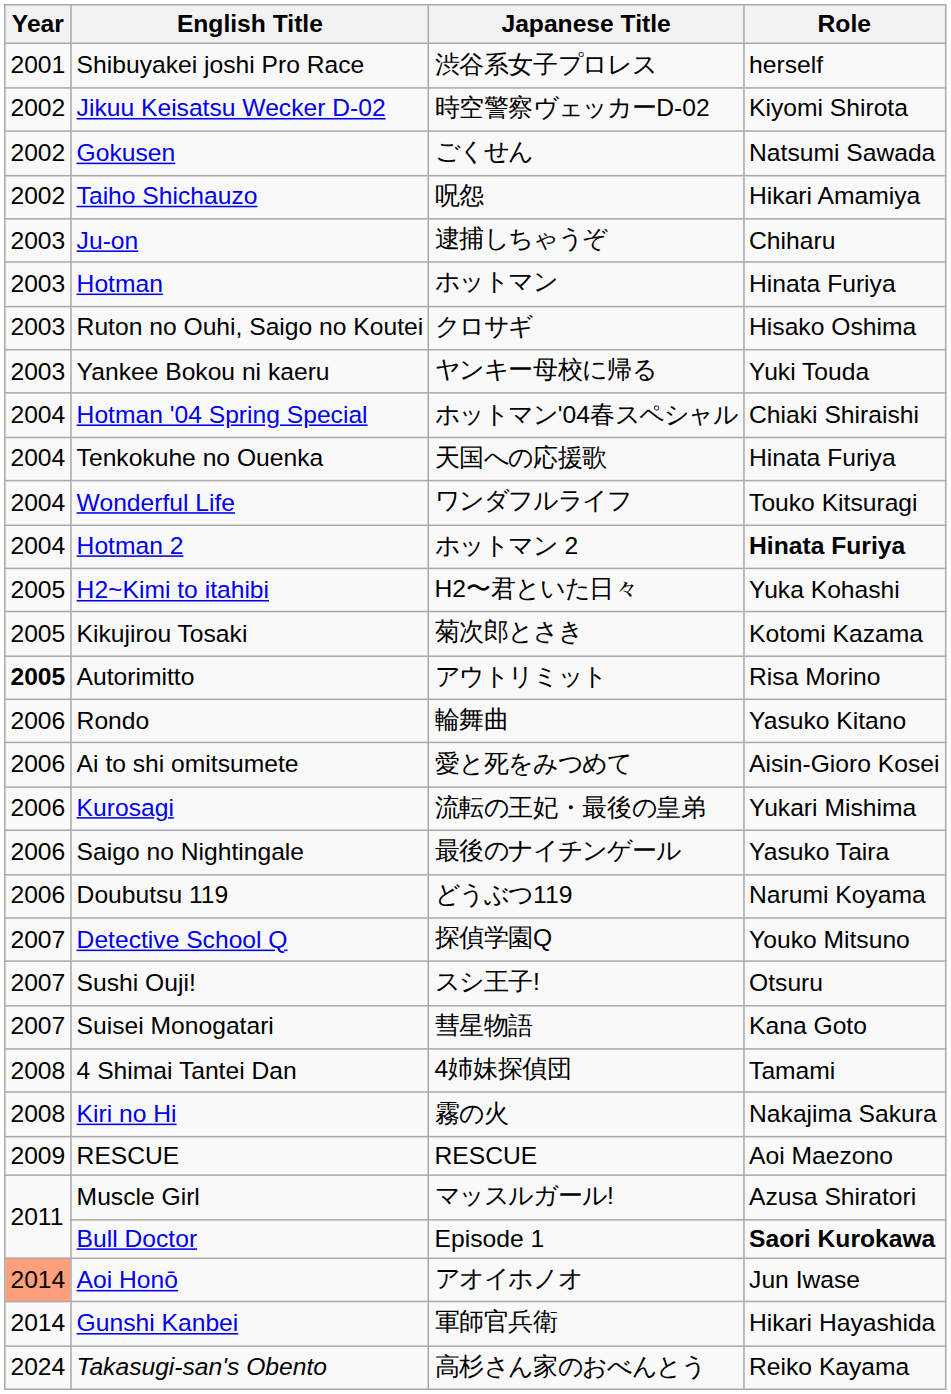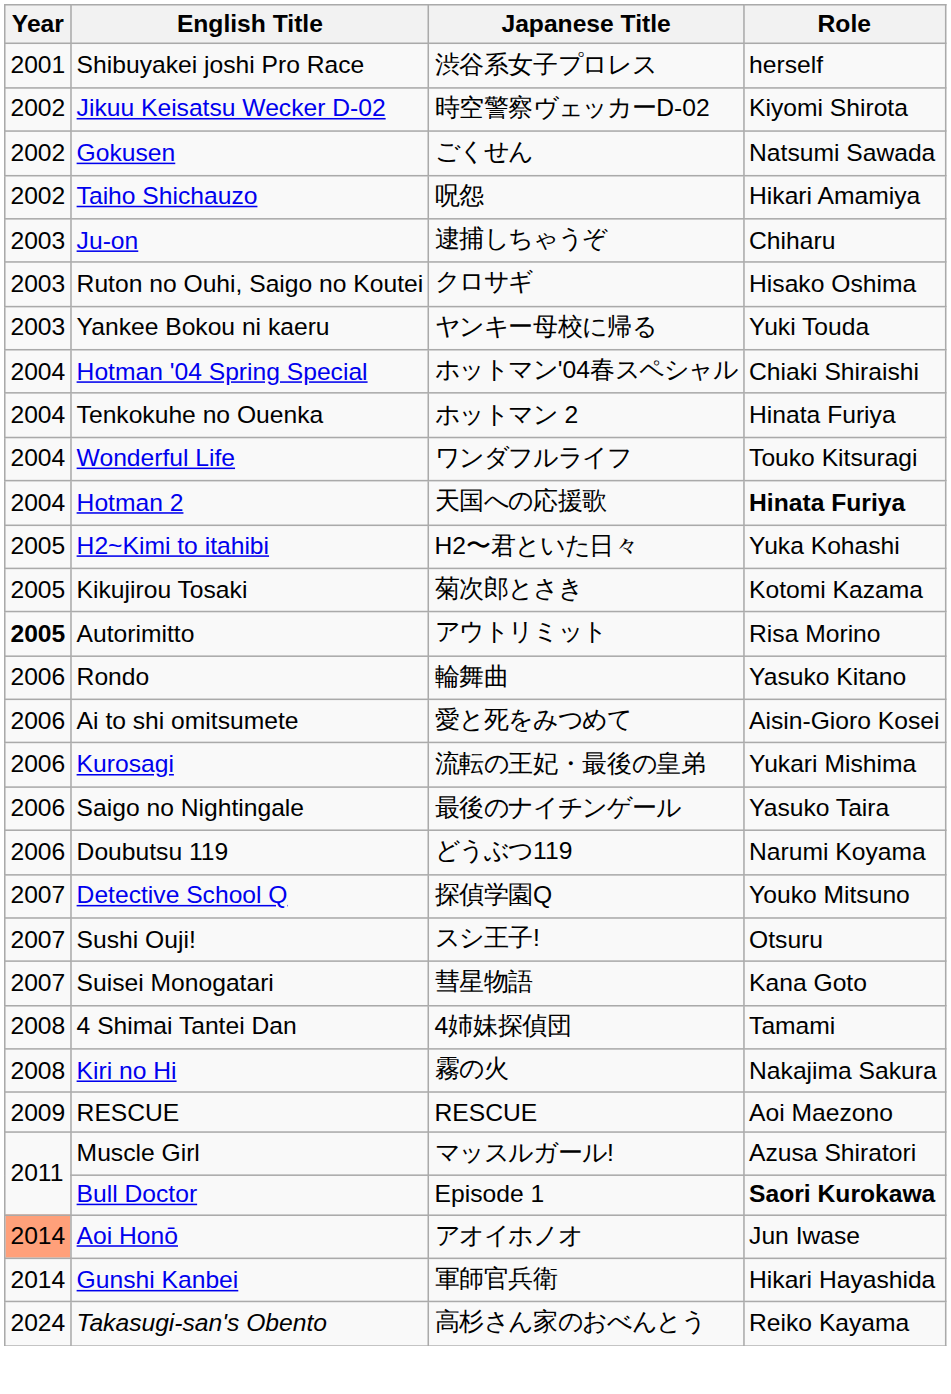- row: (120, 283)
(521, 457) 天国への応援歌 -> (506, 414) ホットマン 2
(506, 545) ホットマン 2 -> (521, 501) 天国への応援歌
